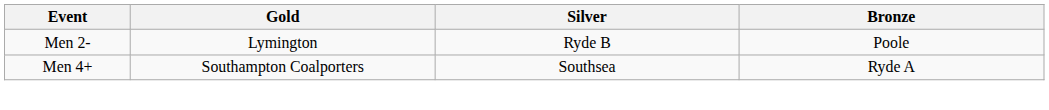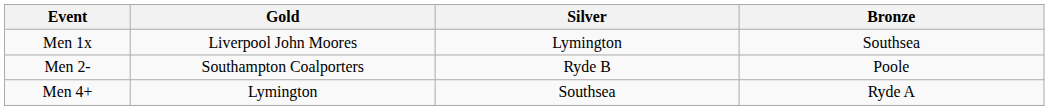+ row: (68, 42)
(283, 42) Lymington -> (283, 67) Southampton Coalporters
(283, 67) Southampton Coalporters -> (283, 92) Lymington
